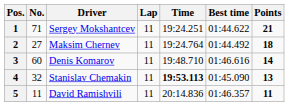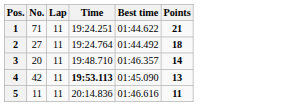- column: (92, 12)
(37, 61) 60 -> (37, 61) 20
(229, 61) 01:46.616 -> (138, 61) 01:46.357
(37, 77) 32 -> (37, 77) 42
(229, 93) 01:46.357 -> (138, 93) 01:46.616
